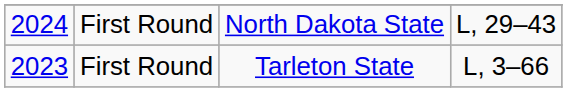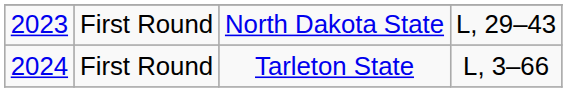(39, 24) 2024 -> (39, 24) 2023
(39, 65) 2023 -> (39, 65) 2024
